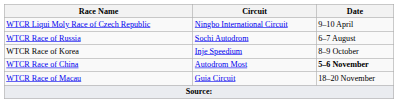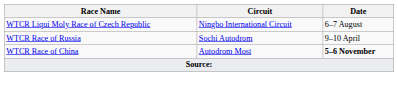(336, 24) 9–10 April -> (344, 24) 6–7 August
(337, 37) 6–7 August -> (342, 37) 9–10 April
- row: (43, 51)
- row: (44, 78)
